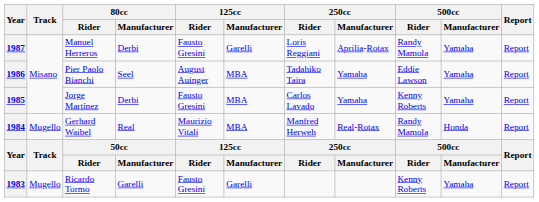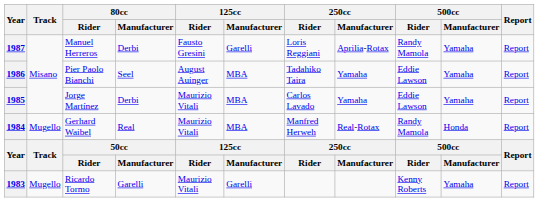(191, 100) Fausto Gresini -> (195, 100) Maurizio Vitali
(412, 100) Kenny Roberts -> (412, 100) Eddie Lawson
(191, 184) Fausto Gresini -> (195, 184) Maurizio Vitali
